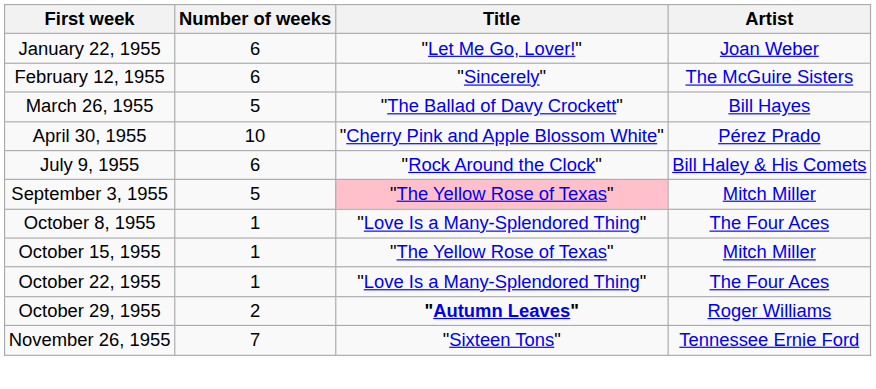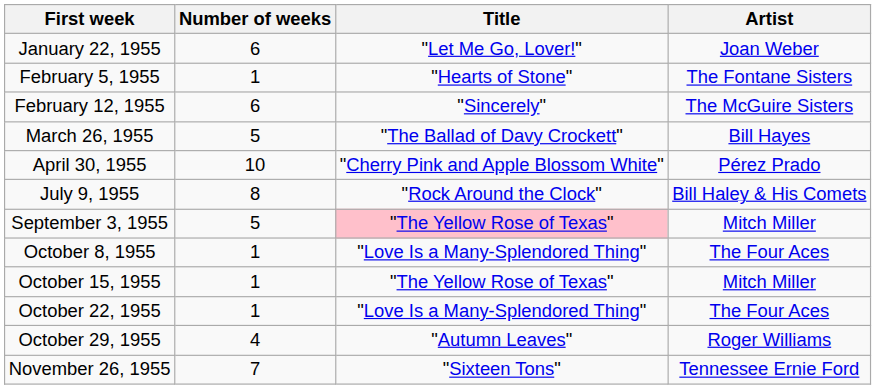+ row: (90, 77)
(255, 164) 6 -> (255, 194) 8
(255, 310) 2 -> (255, 340) 4
(502, 310) bold -> (502, 340) normal
